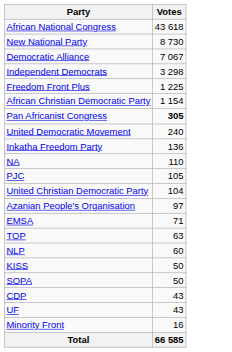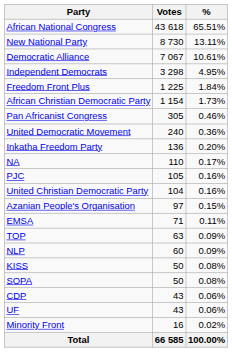+ column: (207, 12)
(176, 116) bold -> (176, 116) normal
